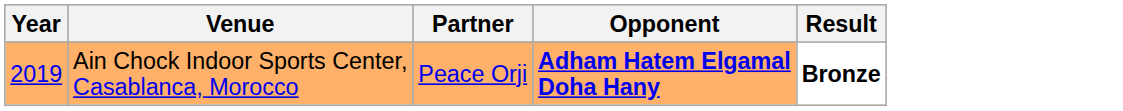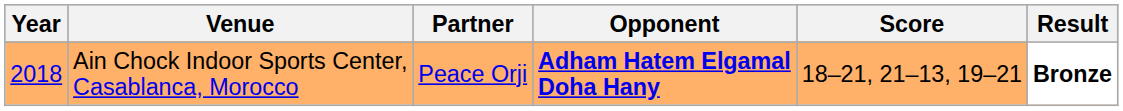+ column: (912, 24)
(36, 73) 2019 -> (36, 73) 2018
